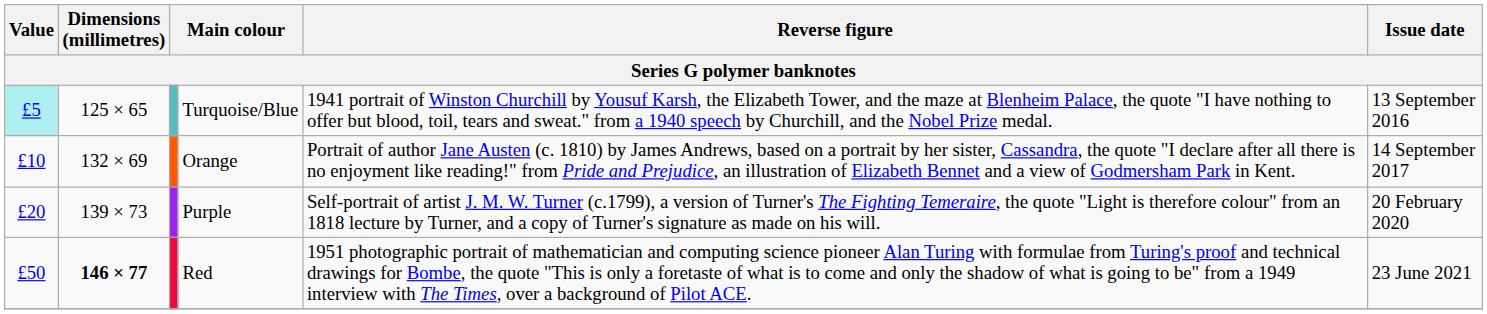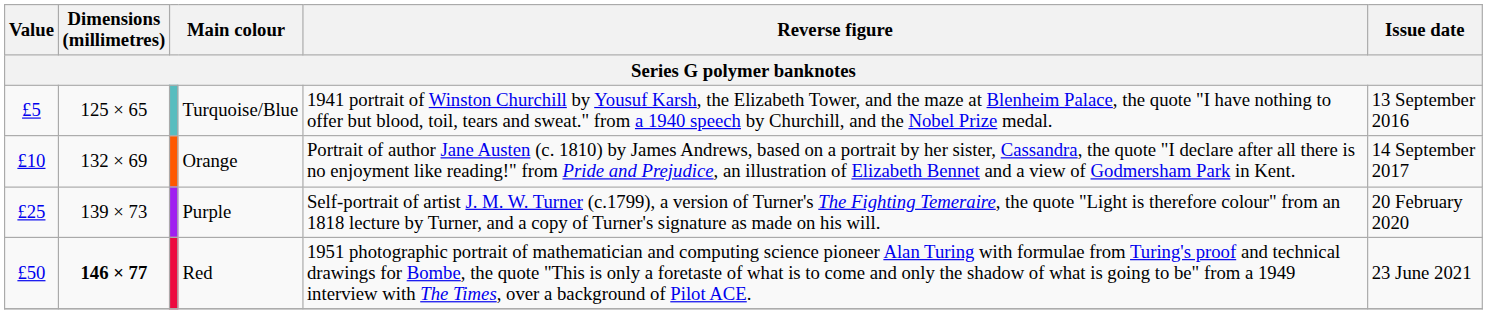(31, 110) paleturquoise background -> (31, 110) no background
(31, 211) £20 -> (31, 211) £25
